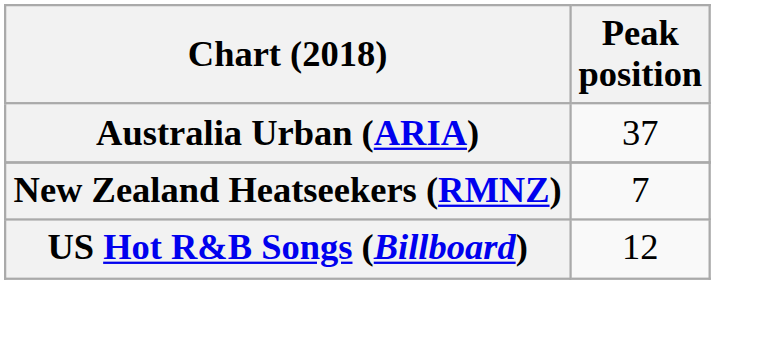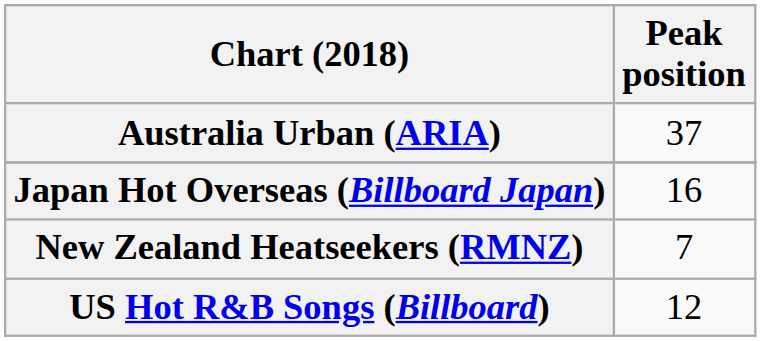+ row: (309, 190)
